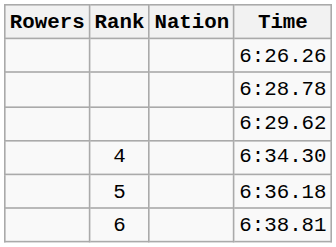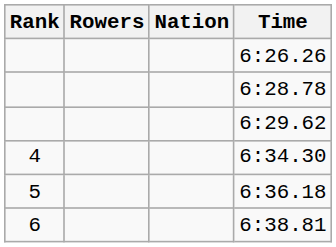columns swapped: (120, 22) <-> (47, 22)
